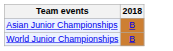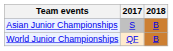+ column: (132, 12)
